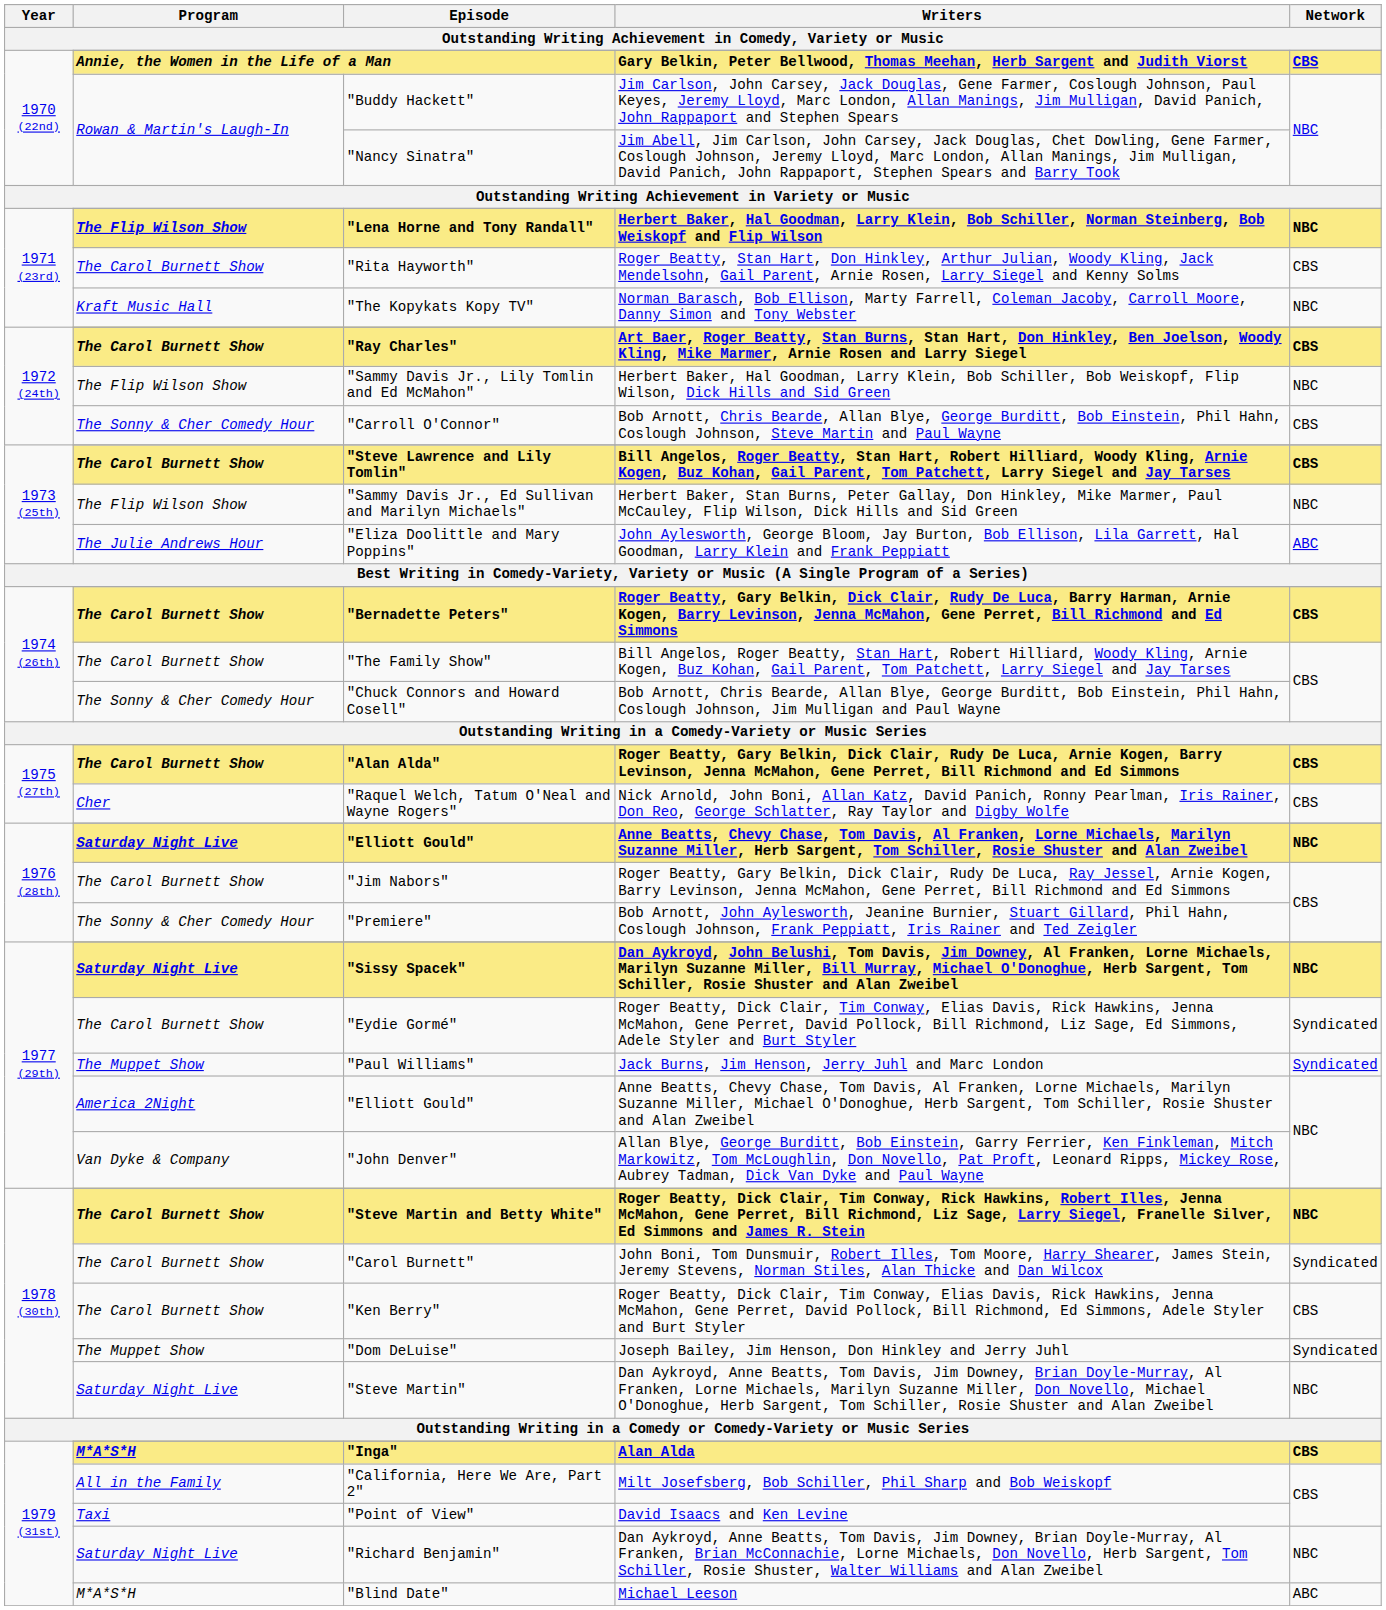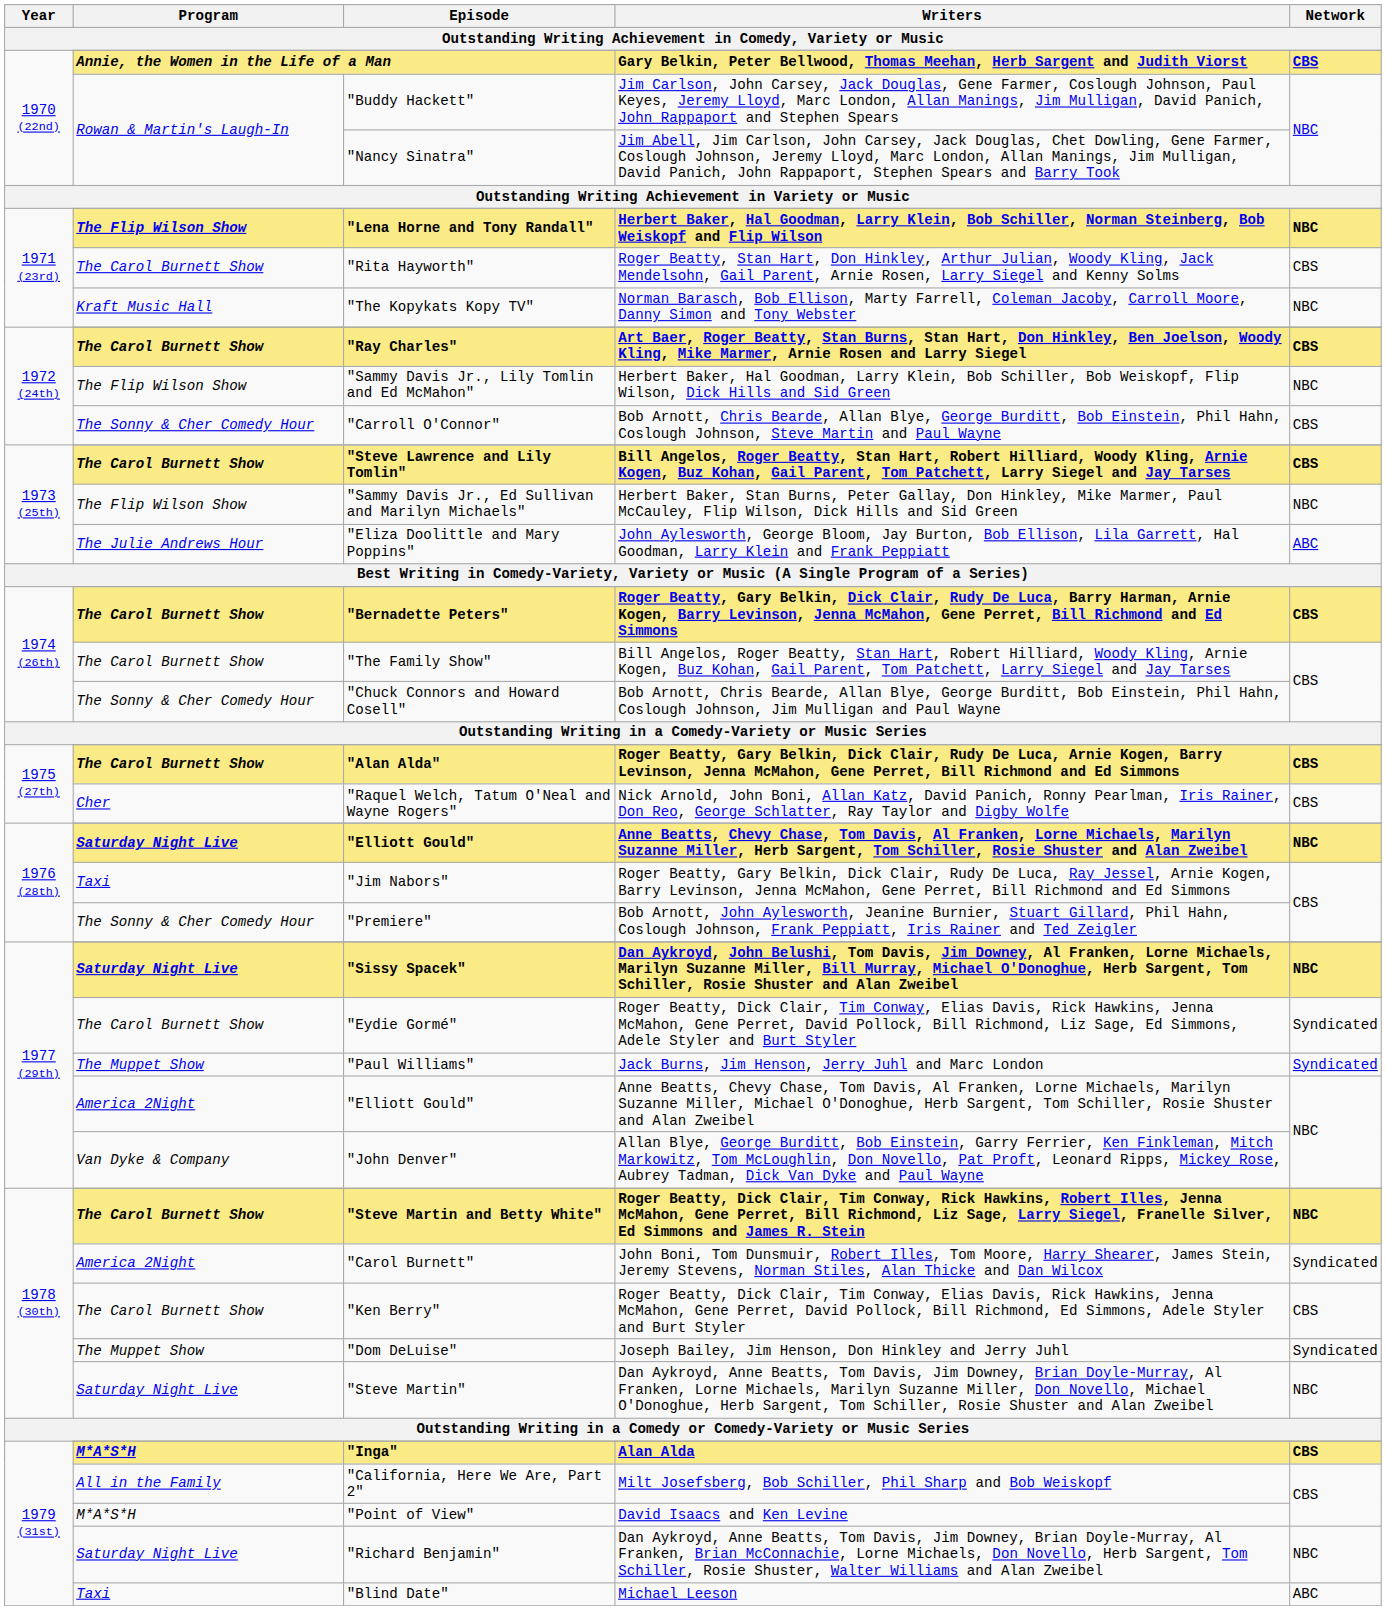(170, 882) The Carol Burnett Show -> (93, 882) Taxi
(170, 1263) The Carol Burnett Show -> (136, 1263) America 2Night
(93, 1515) Taxi -> (106, 1515) M*A*S*H
(106, 1594) M*A*S*H -> (93, 1594) Taxi
